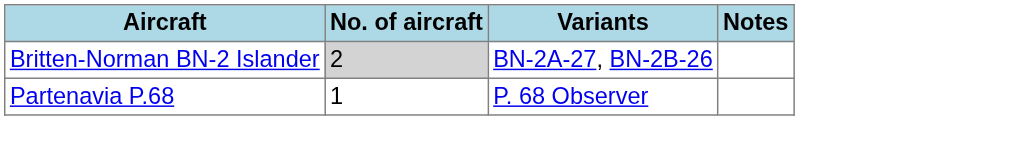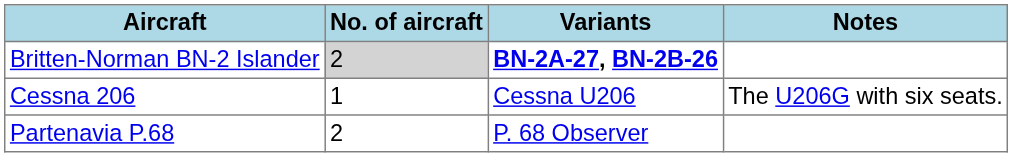(603, 59) normal -> (606, 59) bold
+ row: (73, 96)
(337, 96) 1 -> (337, 133) 2
